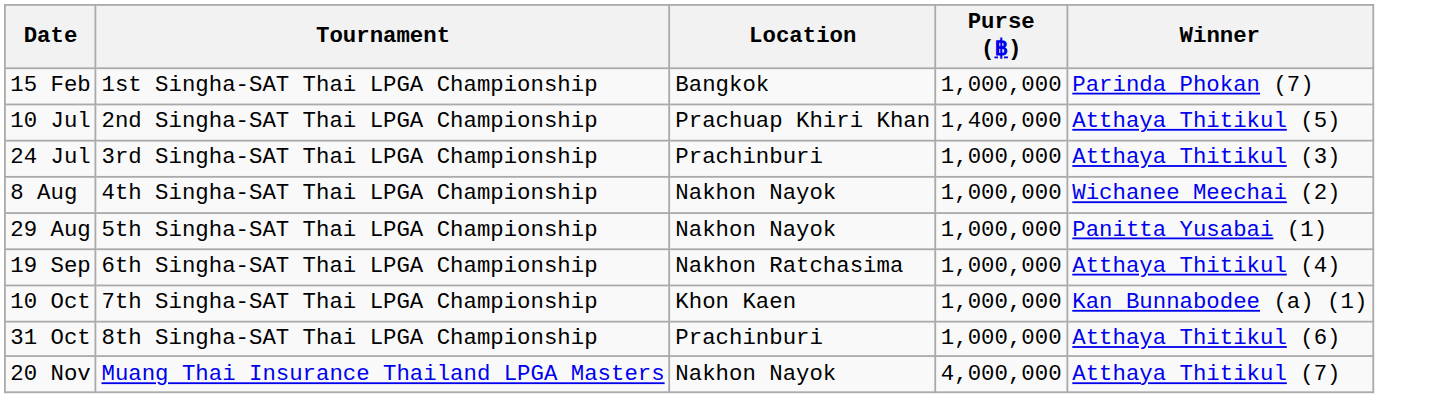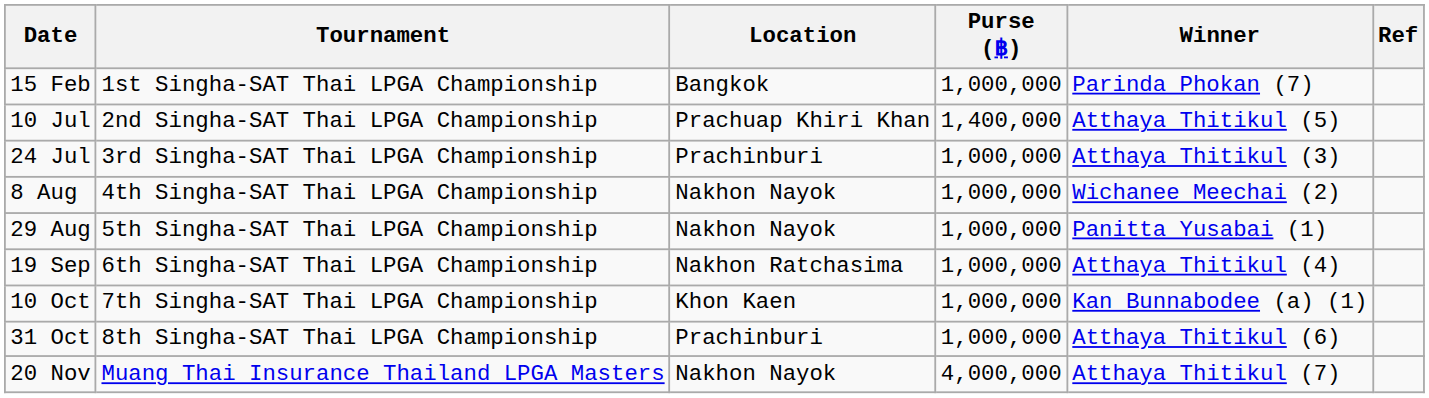+ column: (1398, 37)
